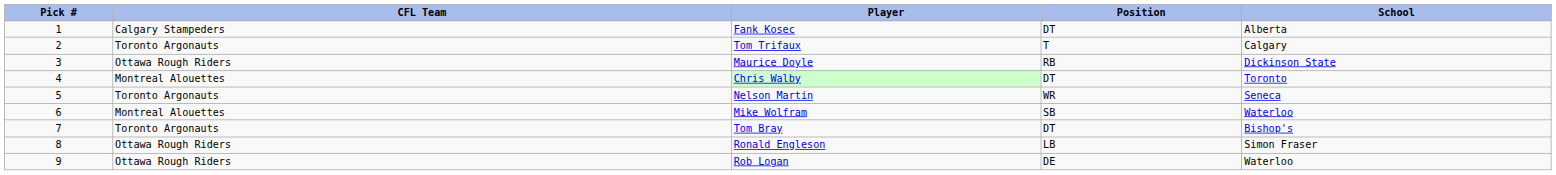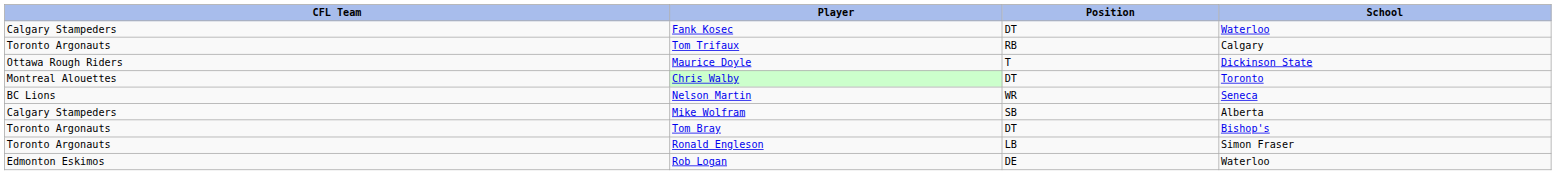- column: (59, 13)
(1266, 29) Alberta -> (1245, 29) Waterloo
(1046, 46) T -> (1011, 46) RB
(1049, 62) RB -> (1008, 62) T
(167, 95) Toronto Argonauts -> (31, 95) BC Lions
(170, 112) Montreal Alouettes -> (62, 112) Calgary Stampeders
(1269, 112) Waterloo -> (1242, 112) Alberta
(173, 145) Ottawa Rough Riders -> (59, 145) Toronto Argonauts
(173, 161) Ottawa Rough Riders -> (56, 161) Edmonton Eskimos
